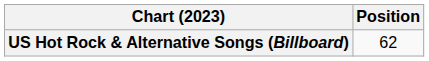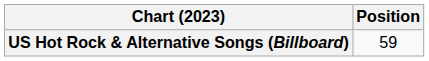(388, 42) 62 -> (388, 42) 59
